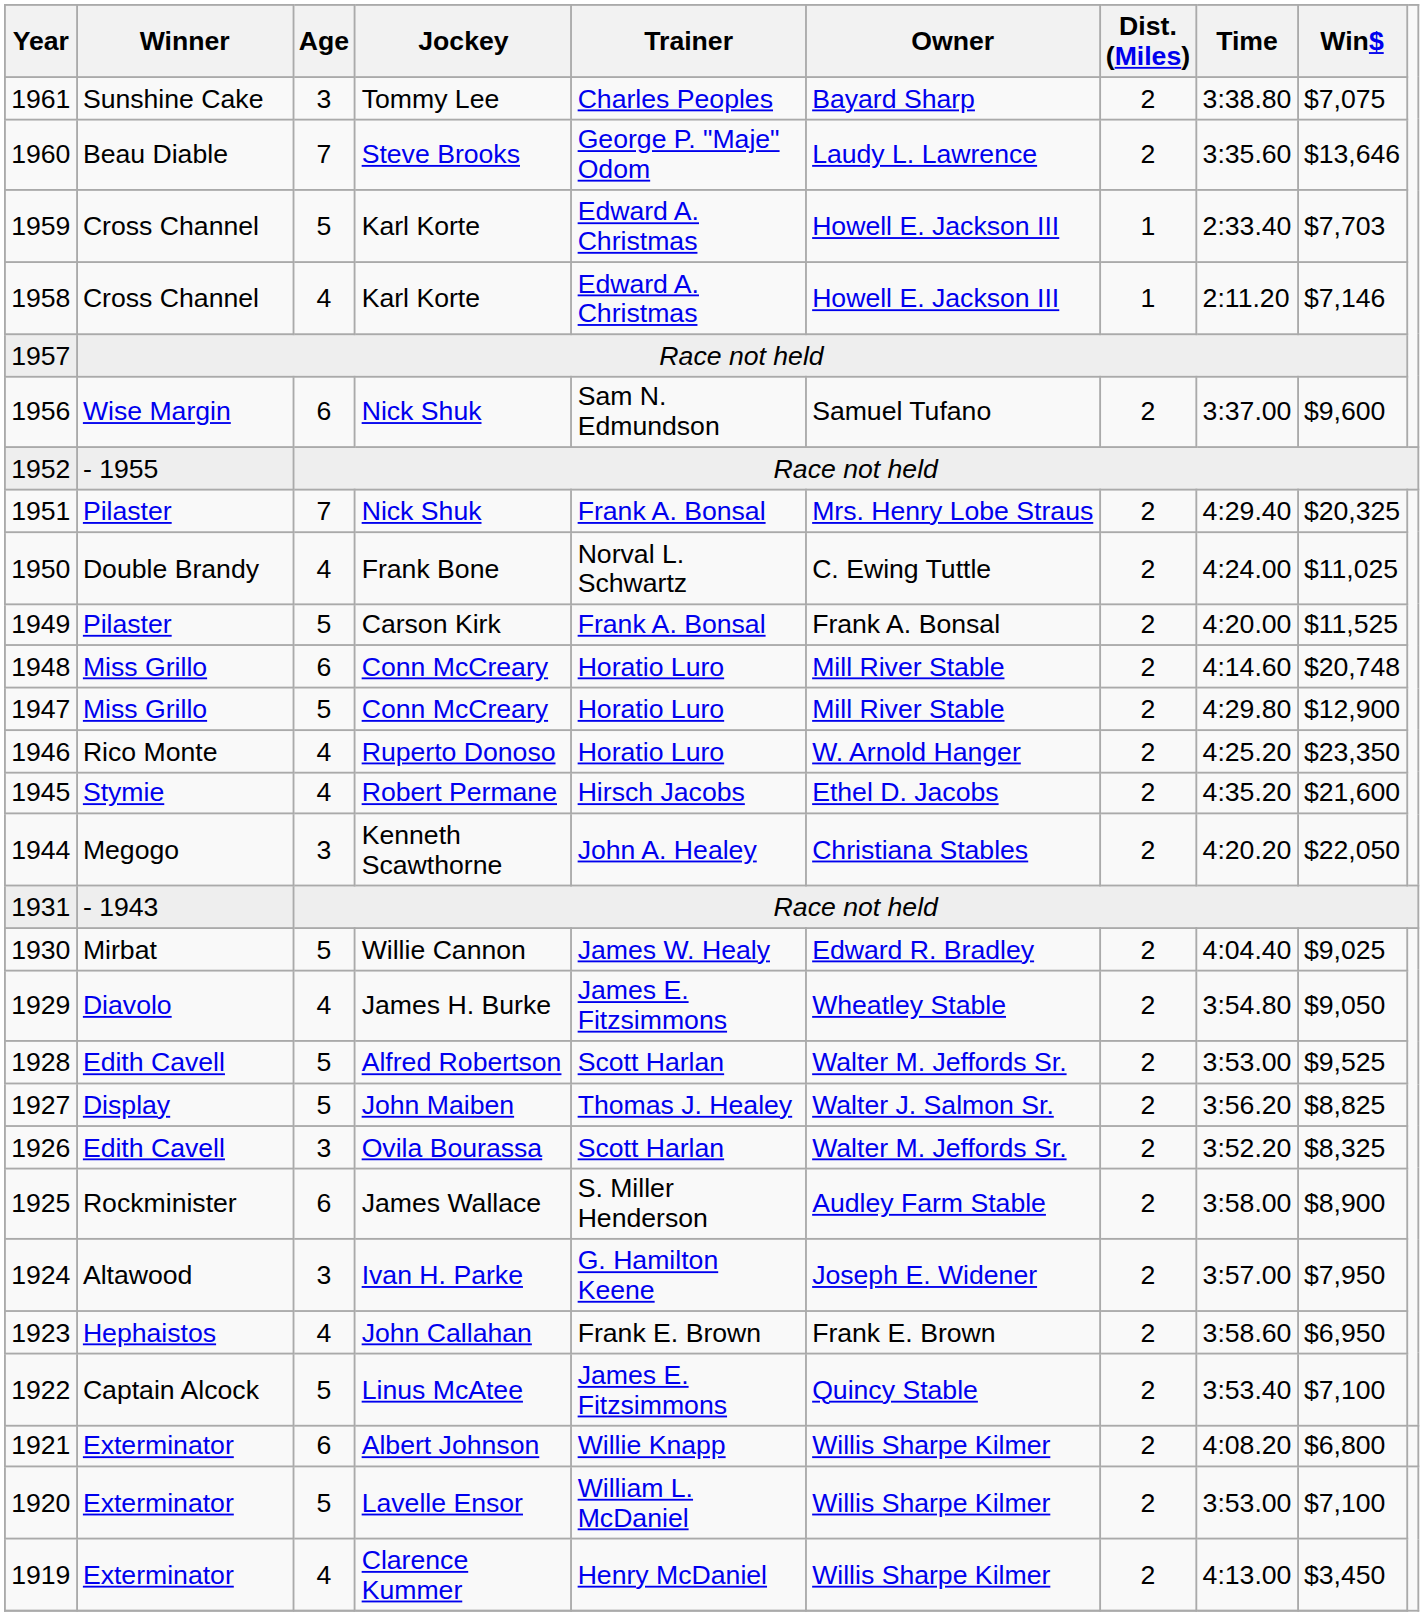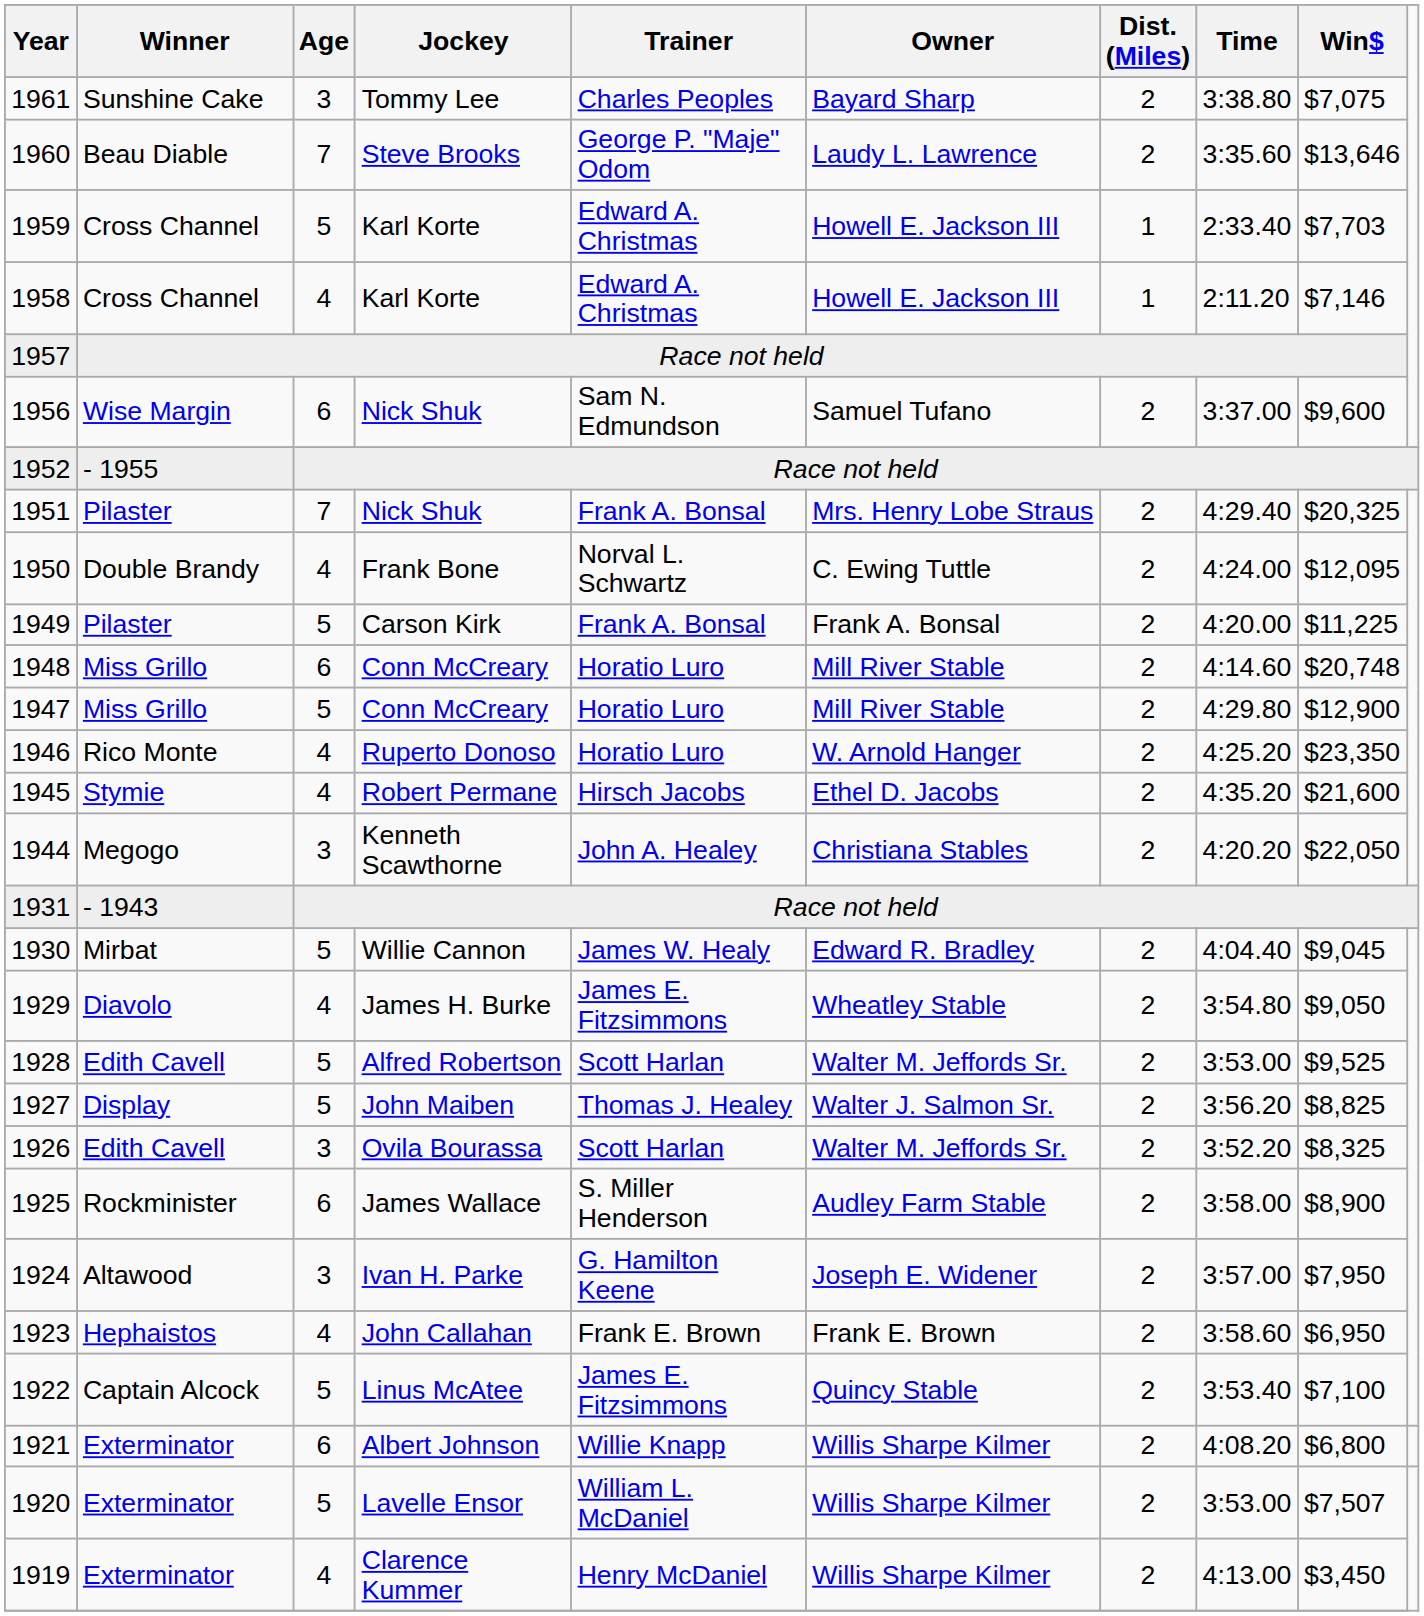(1351, 568) $11,025 -> (1352, 568) $12,095
(1351, 625) $11,525 -> (1351, 625) $11,225
(1345, 949) $9,025 -> (1345, 949) $9,045
(1345, 1503) $7,100 -> (1345, 1503) $7,507
